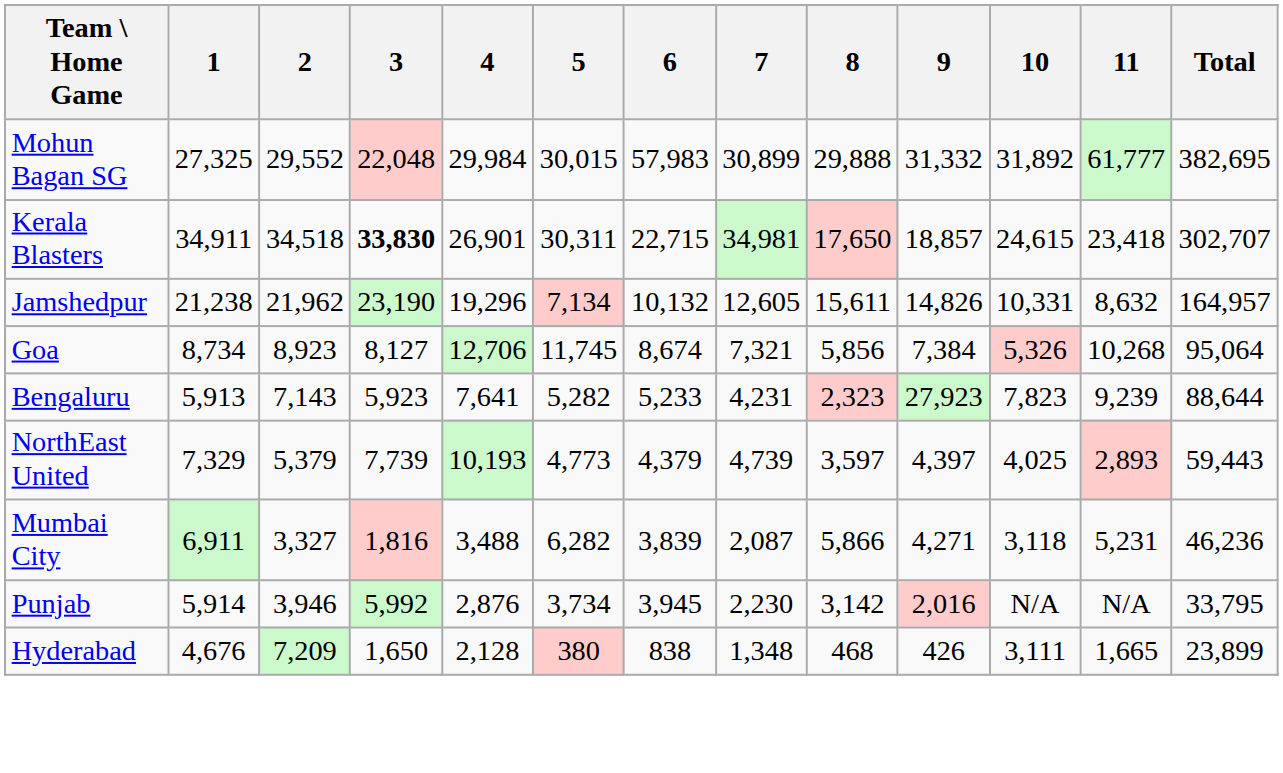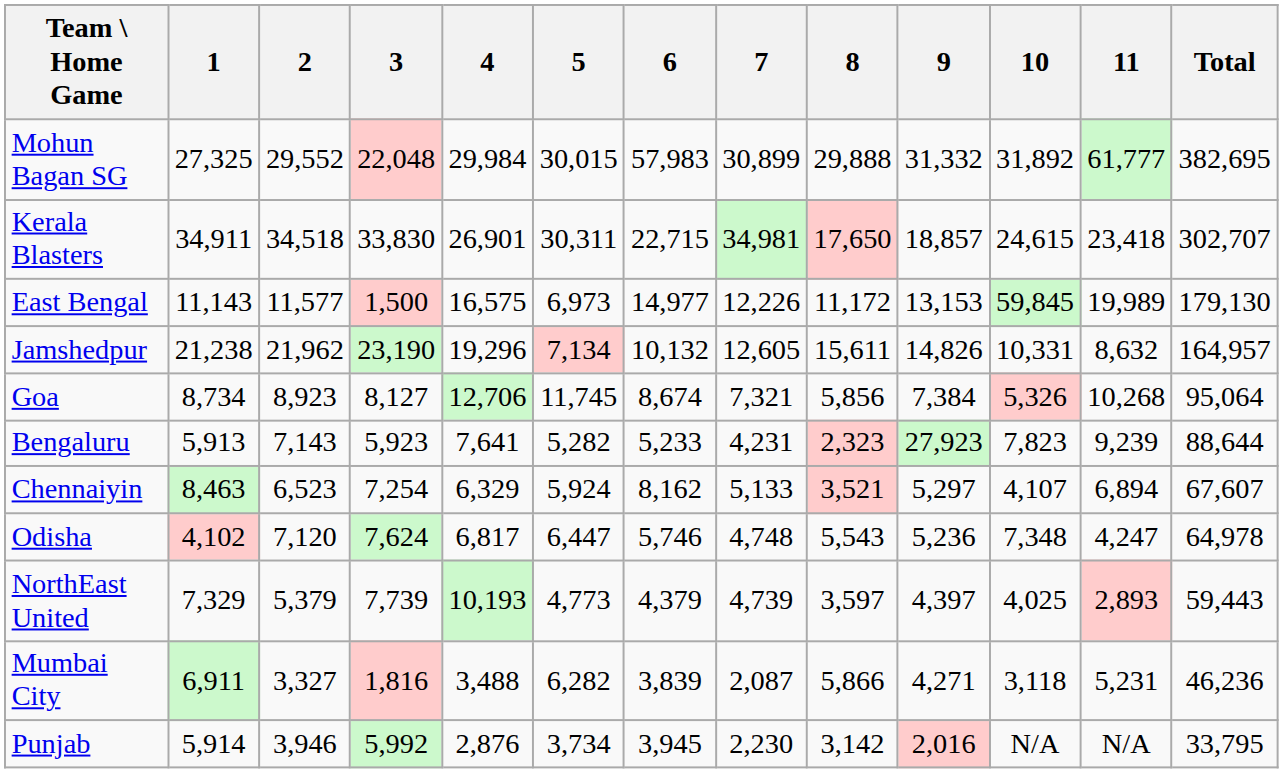(396, 239) bold -> (396, 239) normal
+ row: (80, 302)
+ row: (77, 489)
+ row: (52, 536)
- row: (74, 650)
